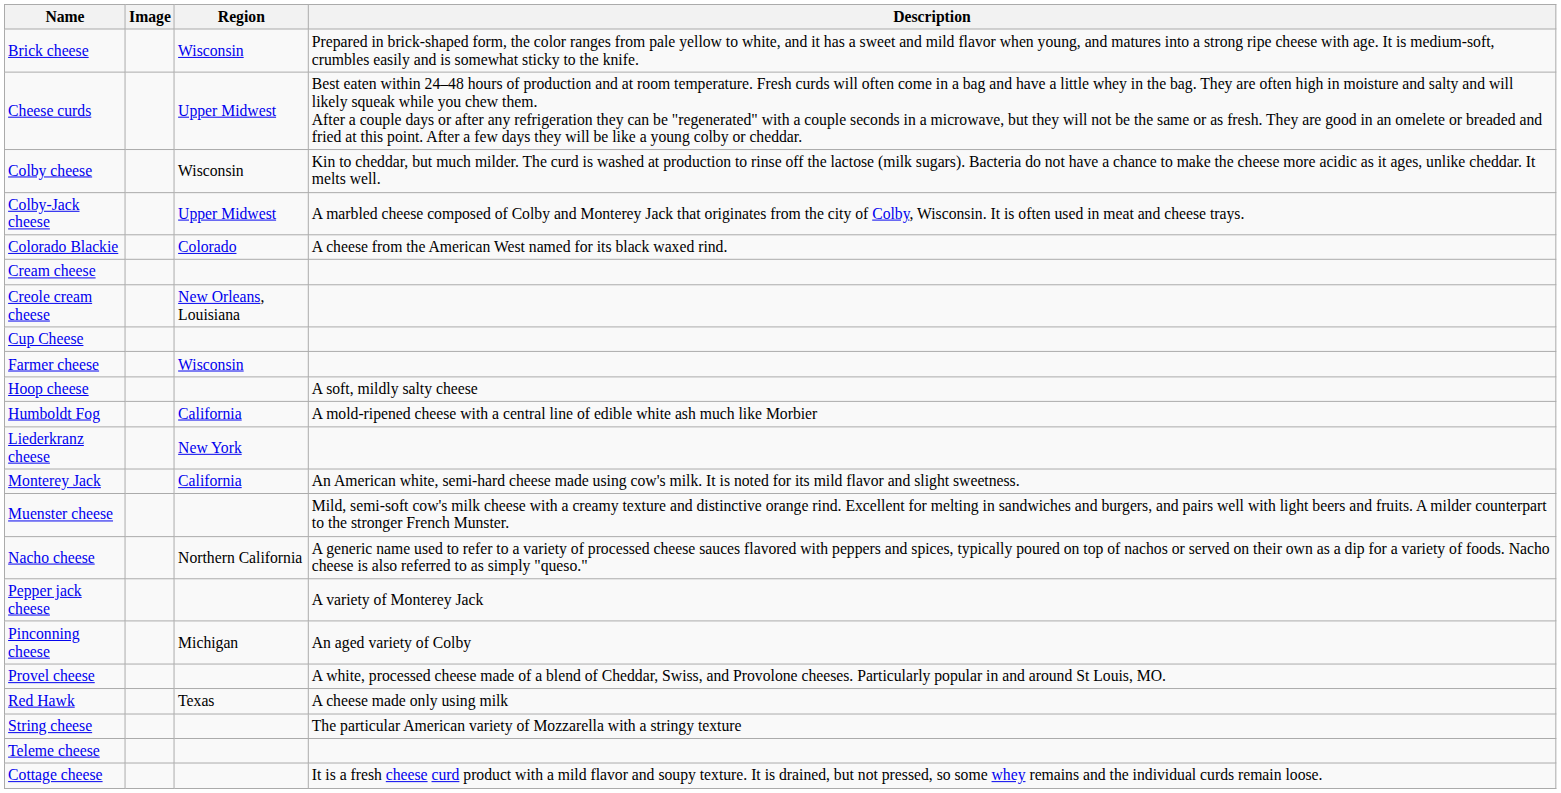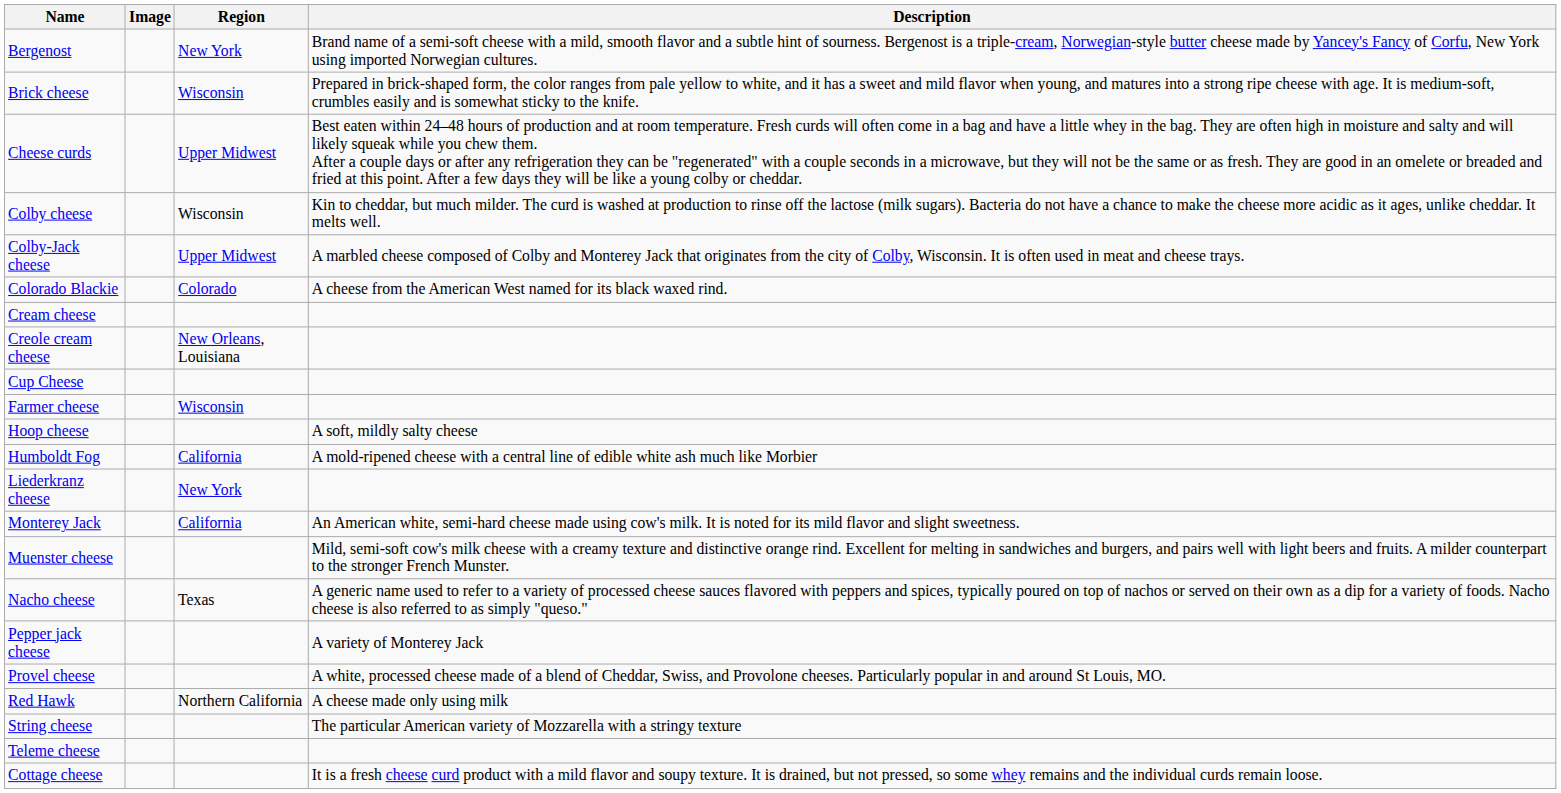+ row: (40, 50)
(240, 557) Northern California -> (196, 600) Texas
- row: (44, 642)
(196, 701) Texas -> (240, 701) Northern California
